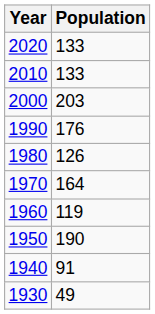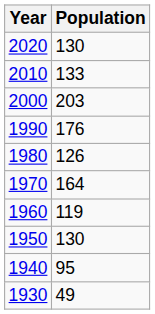(70, 46) 133 -> (70, 46) 130
(70, 240) 190 -> (70, 240) 130
(65, 267) 91 -> (65, 267) 95
